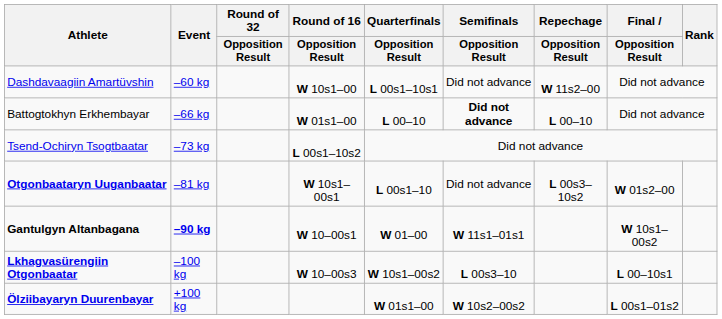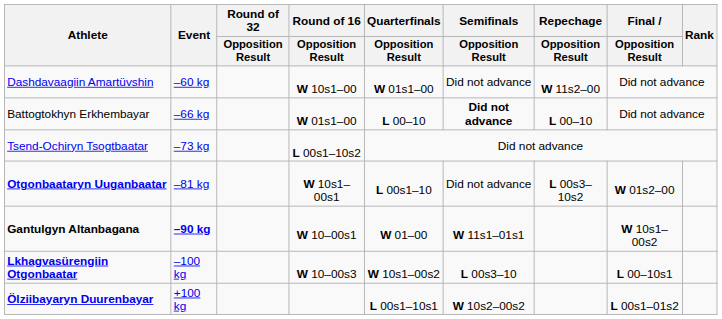(404, 89) L 00s1–10s1 -> (404, 89) W 01s1–00
(404, 306) W 01s1–00 -> (404, 306) L 00s1–10s1
